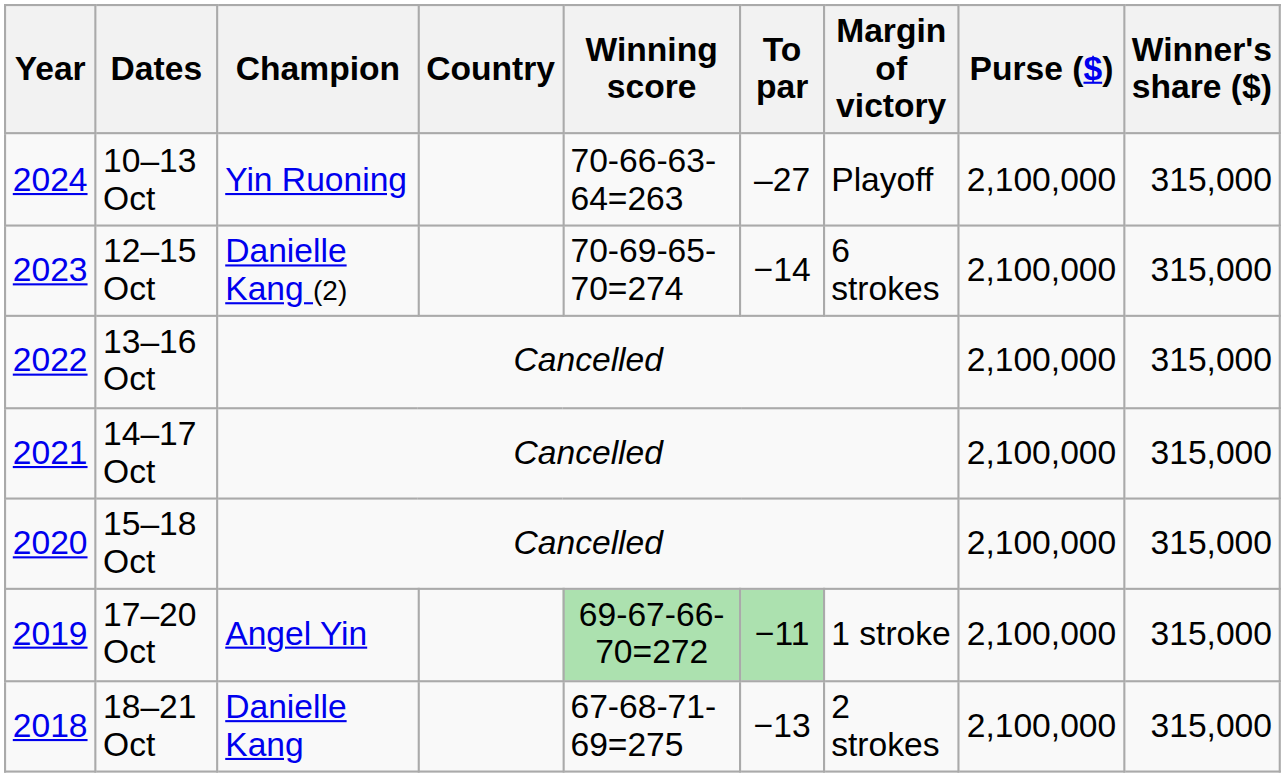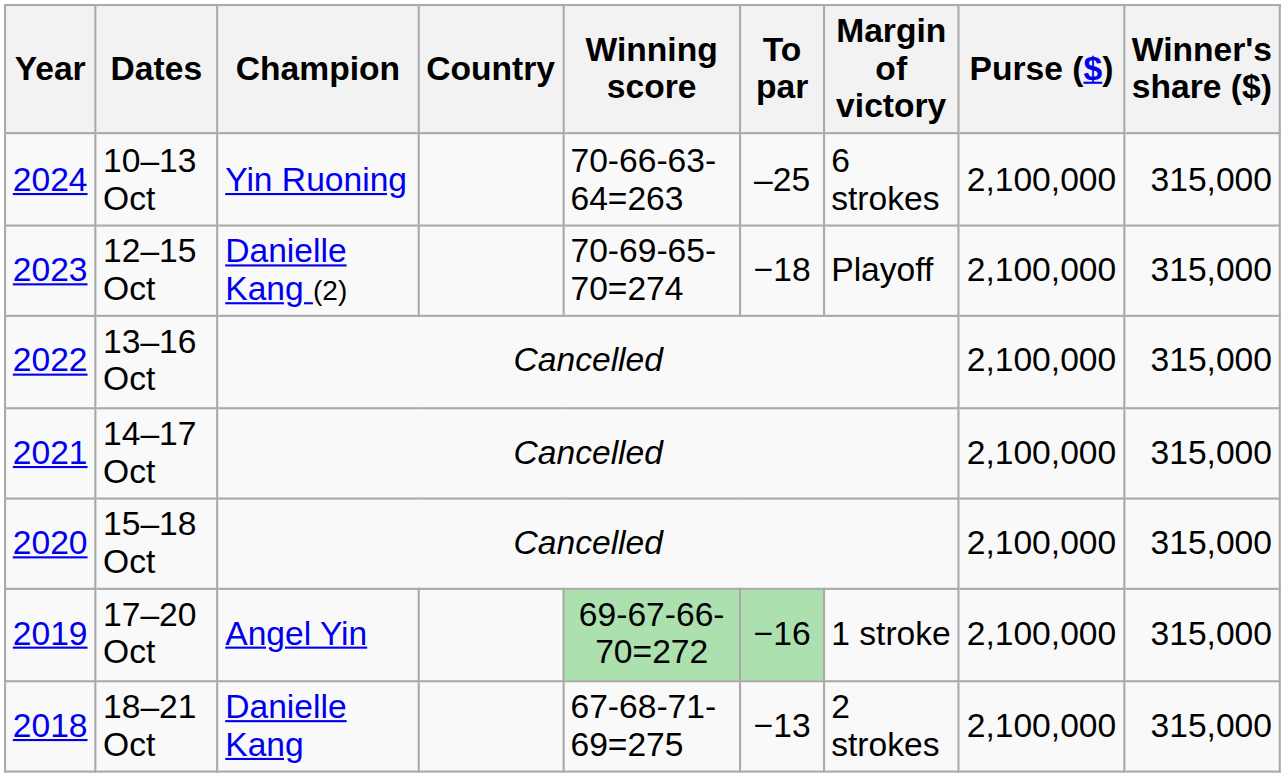(782, 178) –27 -> (782, 178) –25
(882, 178) Playoff -> (885, 178) 6 strokes
(782, 270) −14 -> (782, 270) −18
(885, 270) 6 strokes -> (882, 270) Playoff
(782, 634) −11 -> (782, 634) −16
